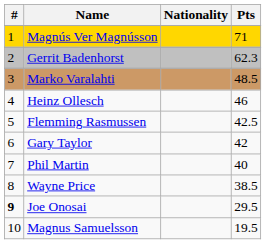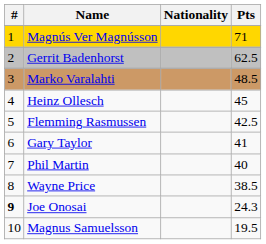(246, 57) 62.3 -> (246, 57) 62.5
(241, 100) 46 -> (241, 100) 45
(241, 143) 42 -> (241, 143) 41
(246, 206) 29.5 -> (246, 206) 24.3
